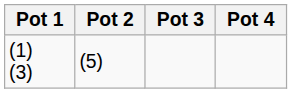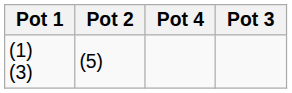columns swapped: (180, 19) <-> (251, 19)
